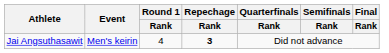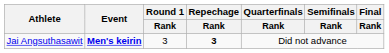(112, 41) normal -> (114, 41) bold
(161, 41) 4 -> (165, 41) 3
